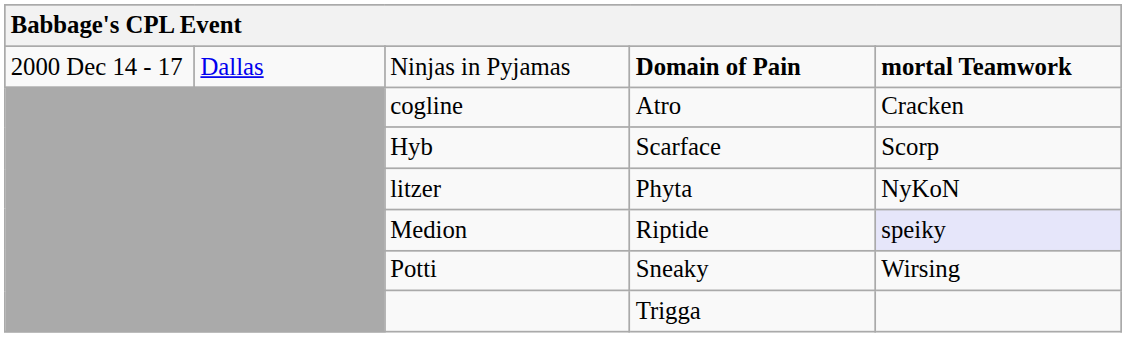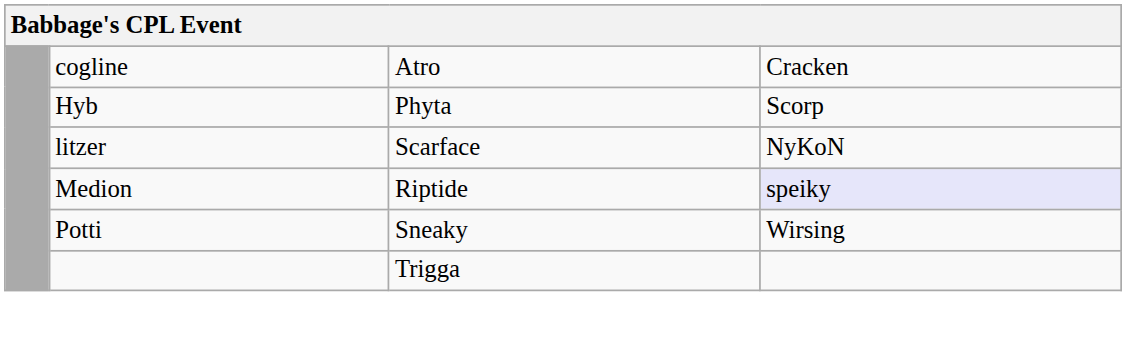- row: (480, 65)
(678, 147) Scarface -> (423, 106) Phyta
(664, 188) Phyta -> (438, 147) Scarface
